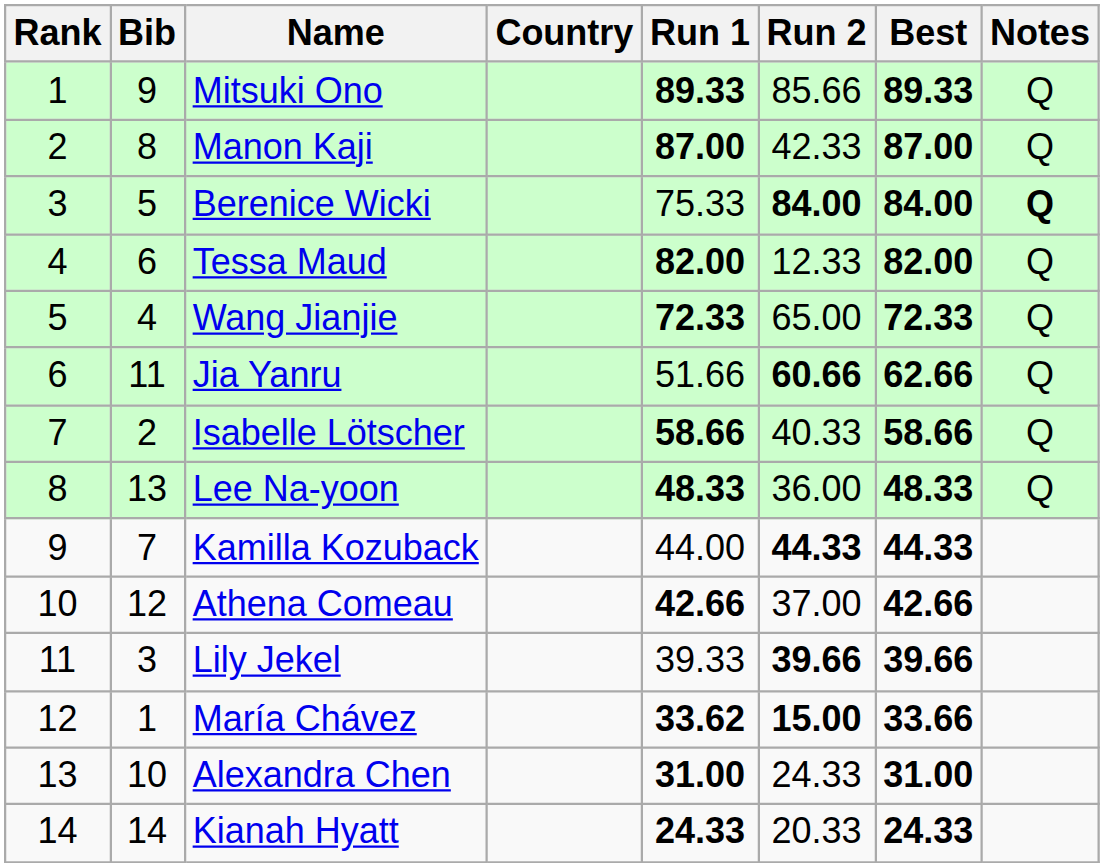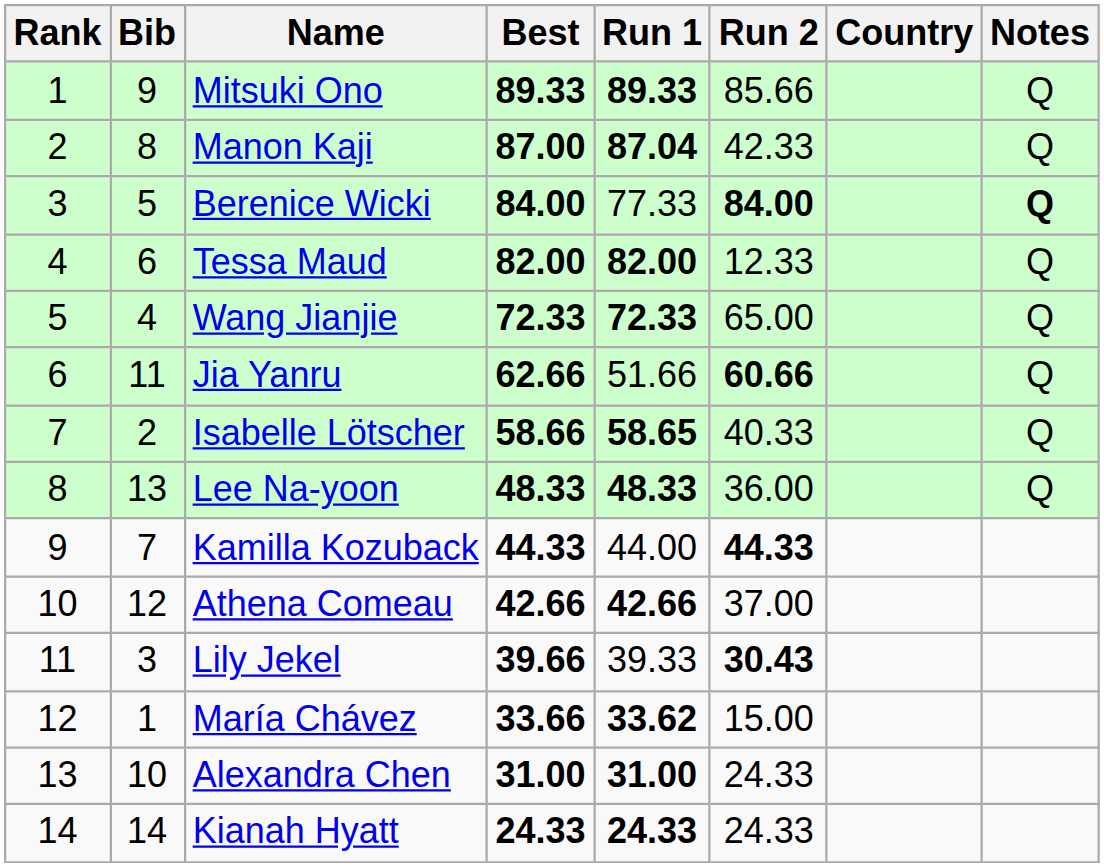columns swapped: (564, 33) <-> (928, 33)
(700, 147) 87.00 -> (652, 147) 87.04
(700, 204) 75.33 -> (652, 204) 77.33
(700, 432) 58.66 -> (652, 432) 58.65
(817, 661) 39.66 -> (769, 661) 30.43
(817, 718) bold -> (769, 718) normal
(817, 832) 20.33 -> (769, 832) 24.33
